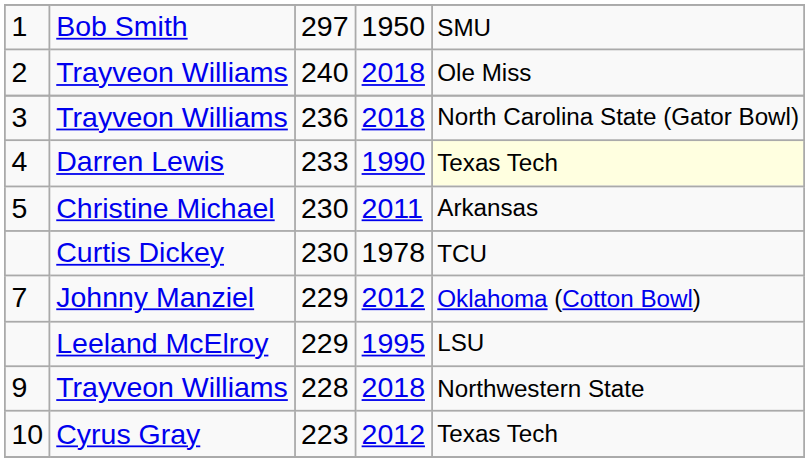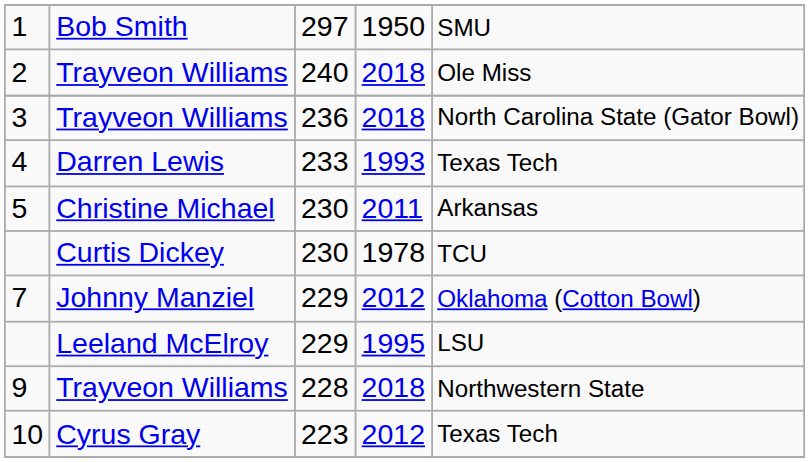(393, 162) 1990 -> (393, 162) 1993
(498, 163) lightyellow background -> (498, 163) no background
